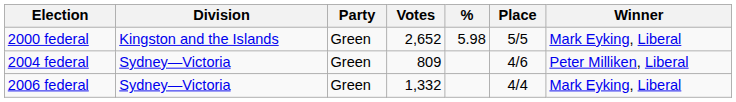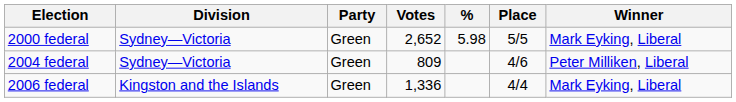(199, 39) Kingston and the Islands -> (175, 39) Sydney—Victoria
(175, 85) Sydney—Victoria -> (199, 85) Kingston and the Islands
(423, 85) 1,332 -> (423, 85) 1,336
